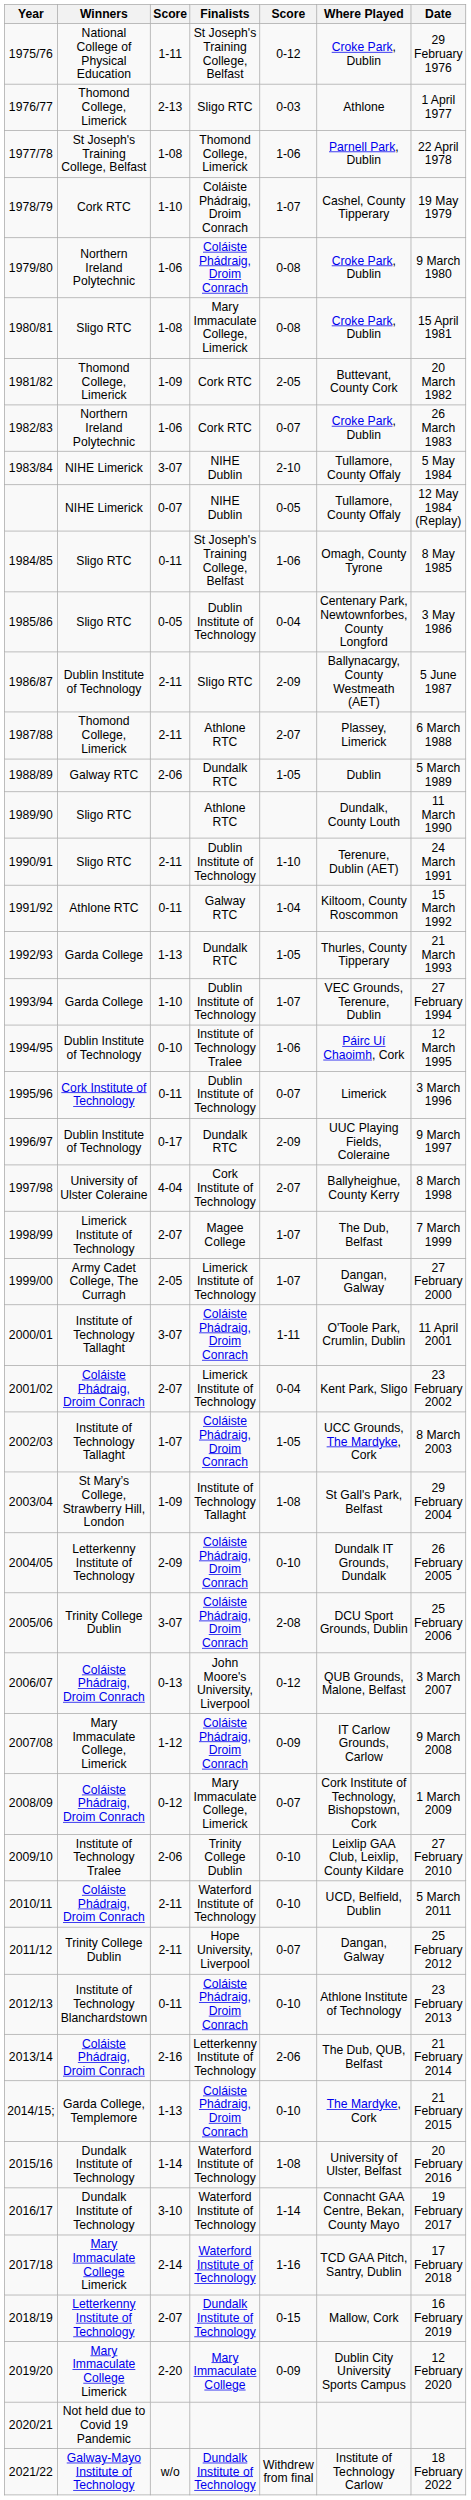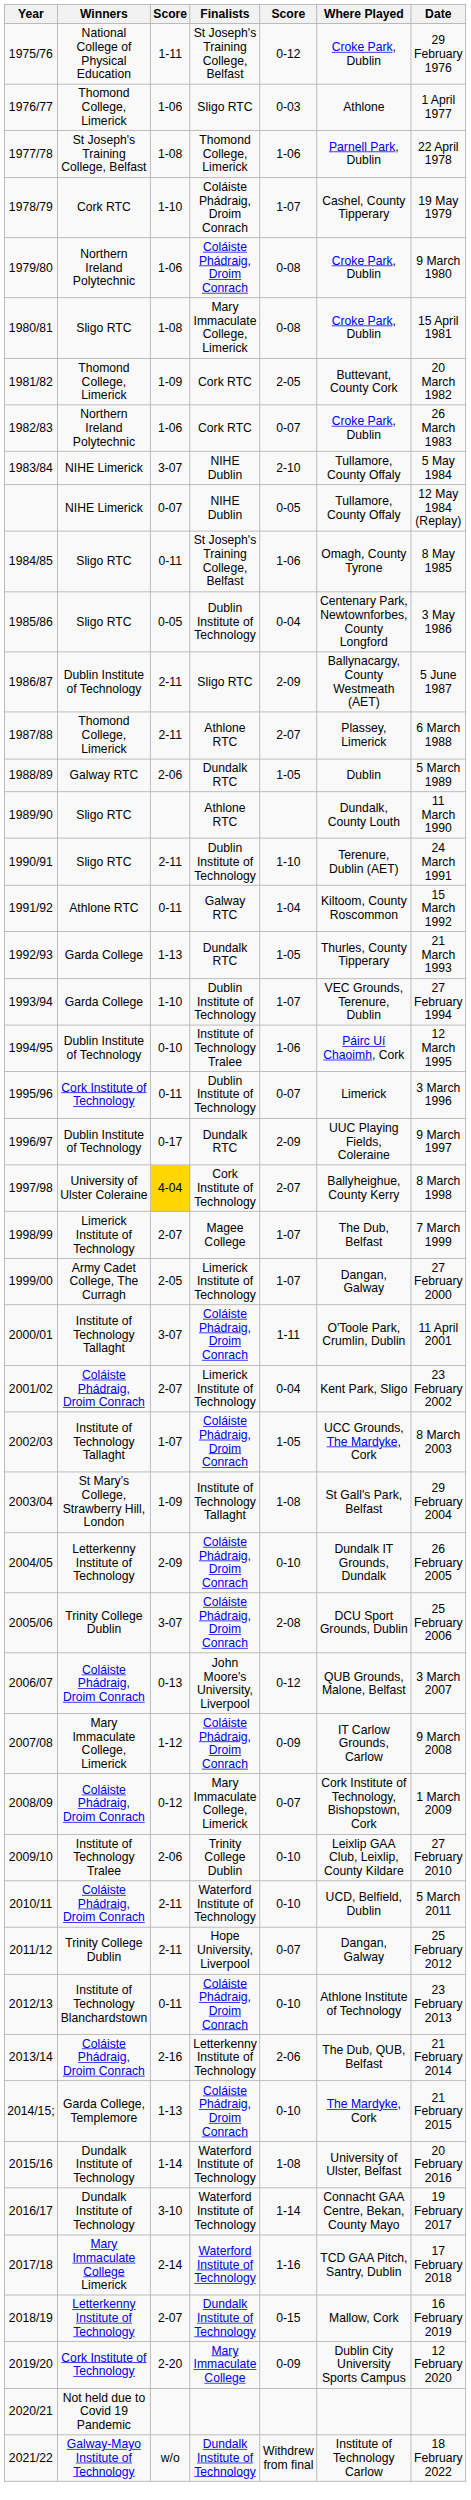(170, 107) 2-13 -> (170, 107) 1-06
(170, 1188) no background -> (170, 1188) gold background
(104, 2371) Mary Immaculate College Limerick -> (104, 2365) Cork Institute of Technology
